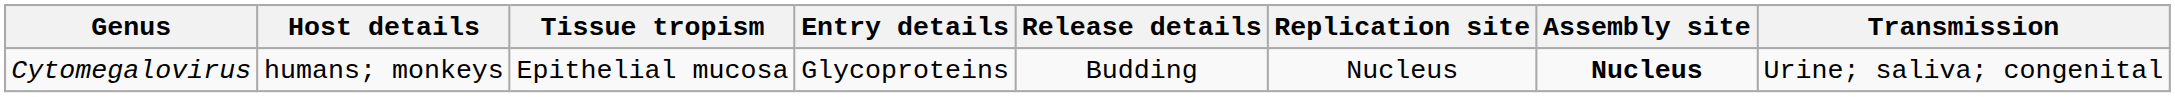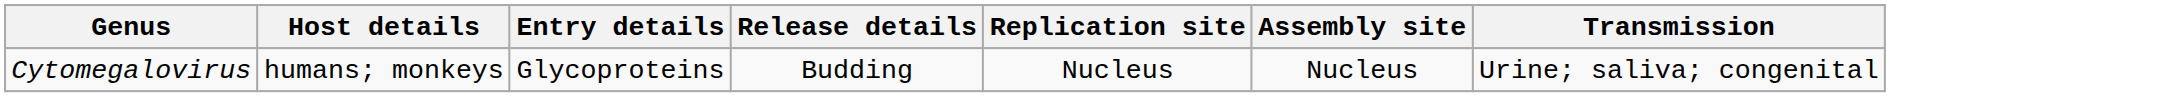- column: (653, 27)
(1647, 70) bold -> (1362, 70) normal
